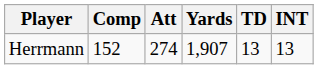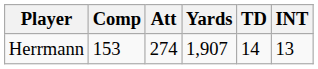(107, 48) 152 -> (107, 48) 153
(250, 48) 13 -> (250, 48) 14
